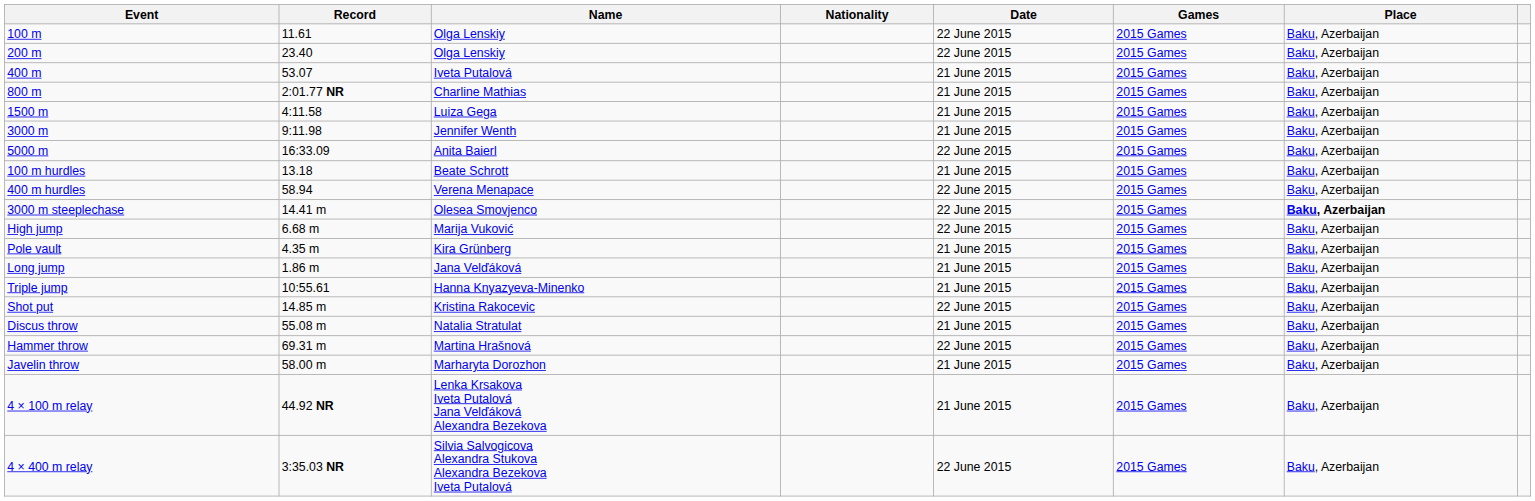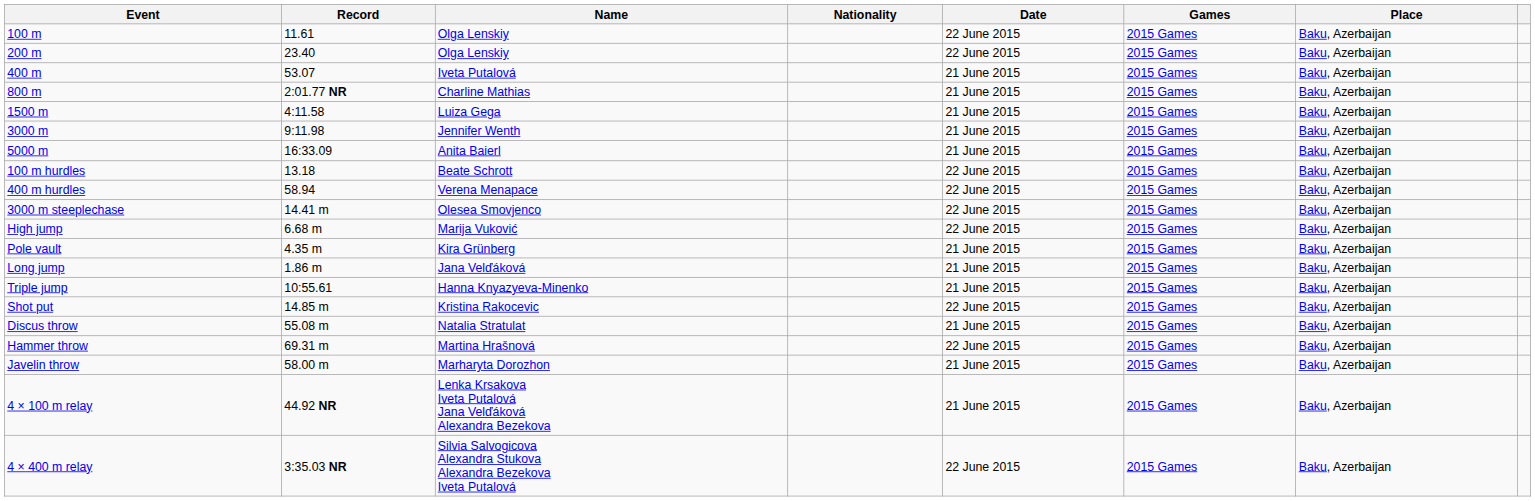(974, 151) 22 June 2015 -> (983, 151) 21 June 2015
(974, 170) 21 June 2015 -> (983, 170) 22 June 2015
(1336, 209) bold -> (1345, 209) normal
